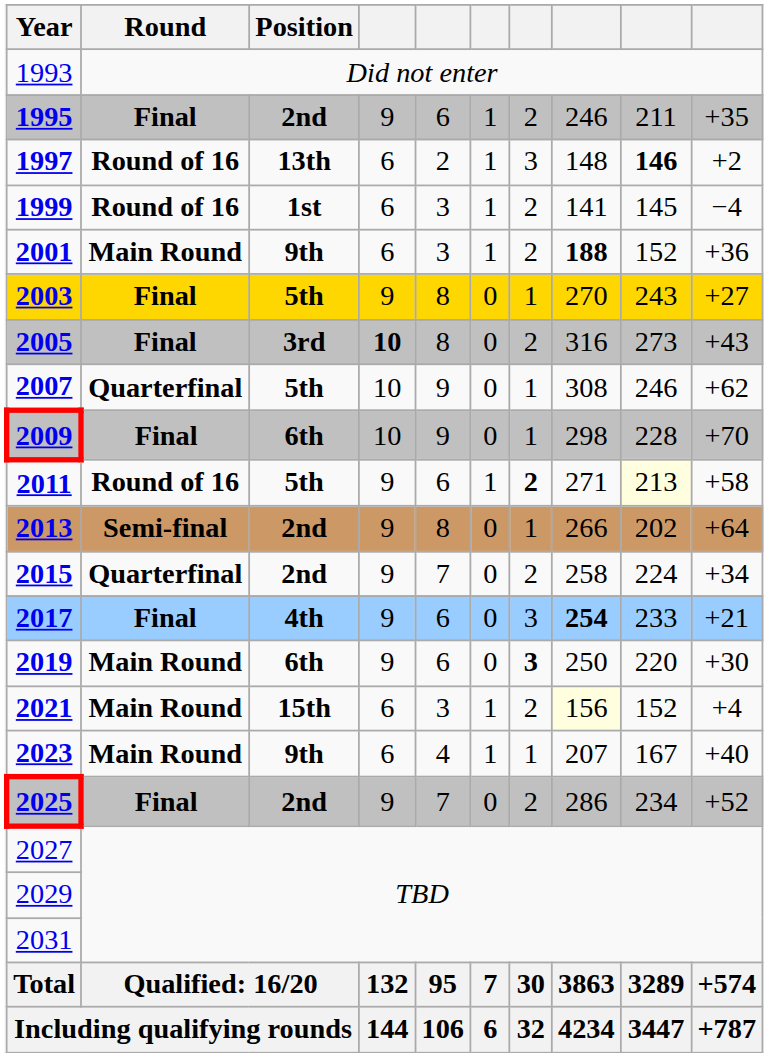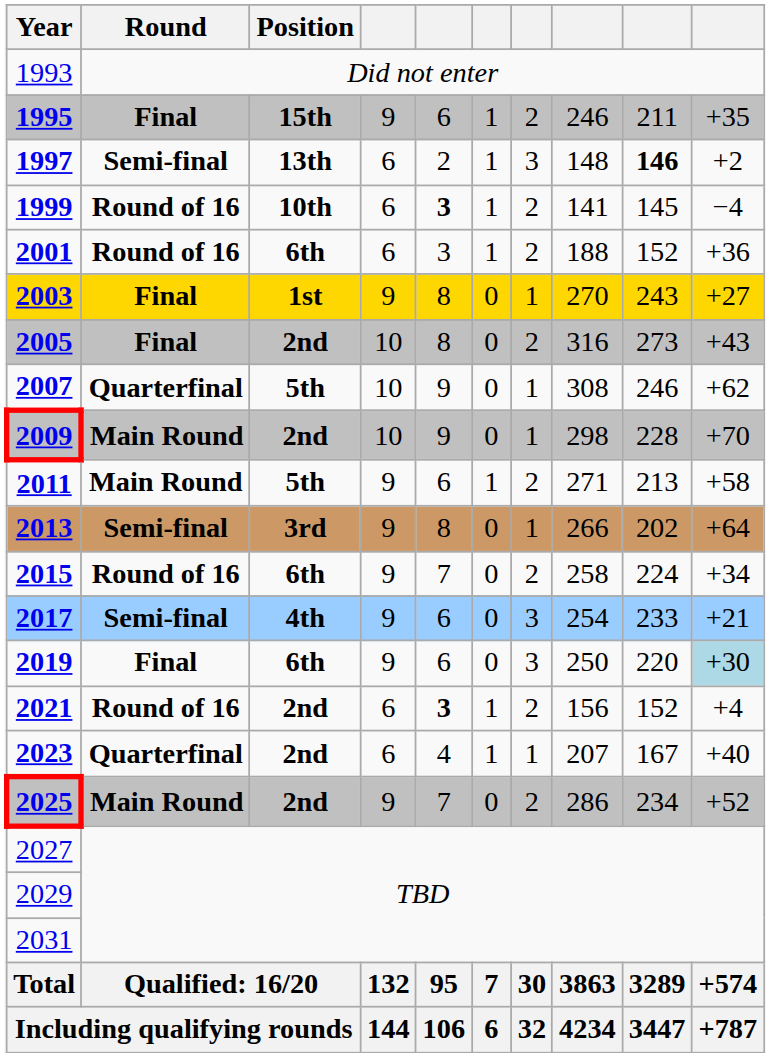(304, 116) 2nd -> (305, 116) 15th
(165, 161) Round of 16 -> (166, 161) Semi-final
(304, 206) 1st -> (305, 206) 10th
(443, 206) normal -> (444, 206) bold
(165, 251) Main Round -> (166, 251) Round of 16
(304, 251) 9th -> (305, 251) 6th
(586, 251) bold -> (587, 251) normal
(304, 296) 5th -> (305, 296) 1st
(304, 341) 3rd -> (305, 341) 2nd
(387, 341) bold -> (388, 341) normal
(166, 434) Final -> (167, 434) Main Round
(304, 434) 6th -> (305, 434) 2nd
(165, 482) Round of 16 -> (166, 482) Main Round
(531, 482) bold -> (532, 482) normal
(656, 482) lightyellow background -> (657, 482) no background
(304, 528) 2nd -> (305, 528) 3rd
(165, 573) Quarterfinal -> (166, 573) Round of 16
(304, 573) 2nd -> (305, 573) 6th
(165, 617) Final -> (166, 617) Semi-final
(586, 617) bold -> (587, 617) normal
(165, 662) Main Round -> (166, 662) Final
(531, 662) bold -> (532, 662) normal
(727, 662) no background -> (728, 662) lightblue background
(165, 707) Main Round -> (166, 707) Round of 16
(304, 707) 15th -> (305, 707) 2nd
(443, 707) normal -> (444, 707) bold
(586, 707) lightyellow background -> (587, 707) no background
(165, 753) Main Round -> (166, 753) Quarterfinal
(304, 753) 9th -> (305, 753) 2nd
(166, 801) Final -> (167, 801) Main Round
